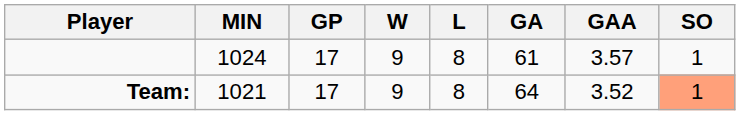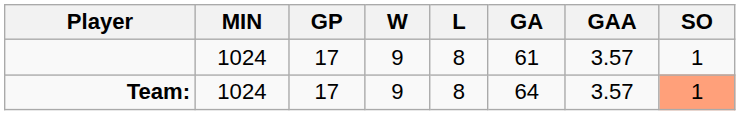(242, 92) 1021 -> (242, 92) 1024
(612, 92) 3.52 -> (612, 92) 3.57
